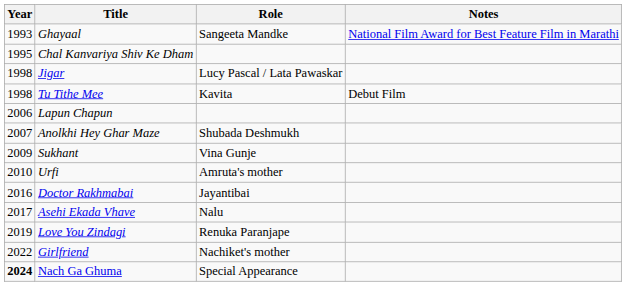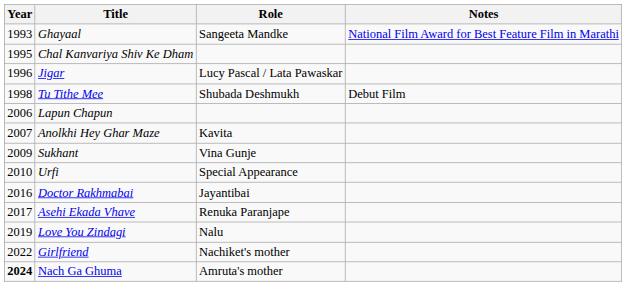(20, 73) 1998 -> (20, 73) 1996
(216, 93) Kavita -> (249, 93) Shubada Deshmukh
(249, 133) Shubada Deshmukh -> (216, 133) Kavita
(241, 172) Amruta's mother -> (248, 172) Special Appearance
(211, 212) Nalu -> (244, 212) Renuka Paranjape
(244, 232) Renuka Paranjape -> (211, 232) Nalu
(248, 271) Special Appearance -> (241, 271) Amruta's mother
